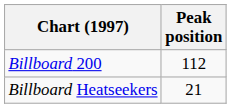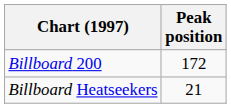(194, 63) 112 -> (194, 63) 172
